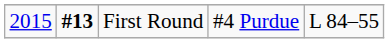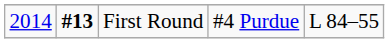(31, 21) 2015 -> (31, 21) 2014
